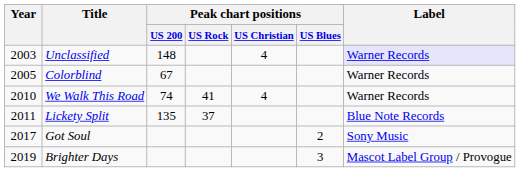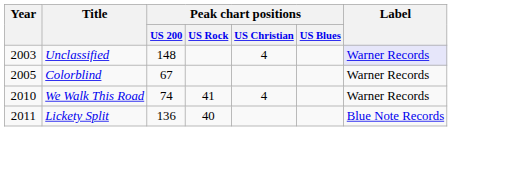(166, 116) 135 -> (166, 116) 136
(208, 116) 37 -> (208, 116) 40
- row: (68, 136)
- row: (82, 156)
